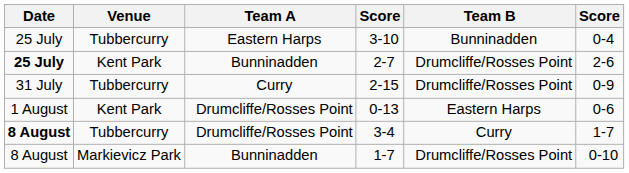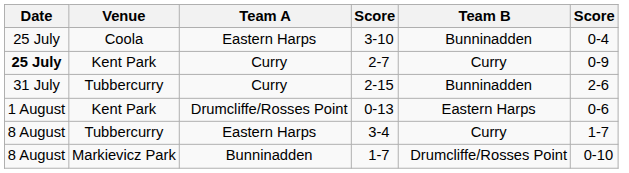(129, 39) Tubbercurry -> (124, 39) Coola
(270, 62) Bunninadden -> (265, 62) Curry
(490, 62) Drumcliffe/Rosses Point -> (485, 62) Curry
(599, 62) 2-6 -> (594, 62) 0-9
(490, 86) Drumcliffe/Rosses Point -> (485, 86) Bunninadden
(599, 86) 0-9 -> (594, 86) 2-6
(39, 132) bold -> (37, 132) normal
(270, 132) Drumcliffe/Rosses Point -> (265, 132) Eastern Harps
